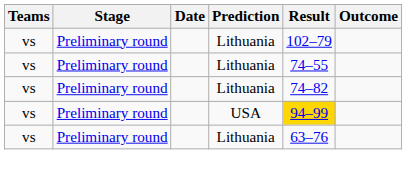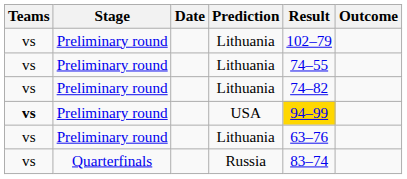(29, 112) normal -> (29, 112) bold
+ row: (112, 161)
